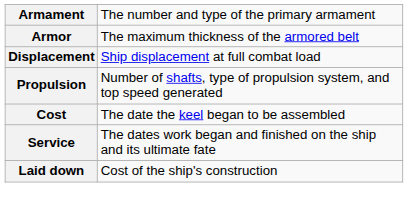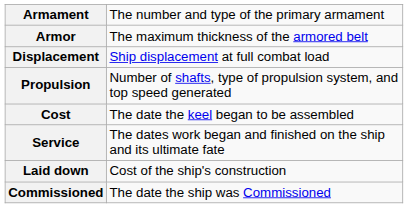+ row: (56, 192)
